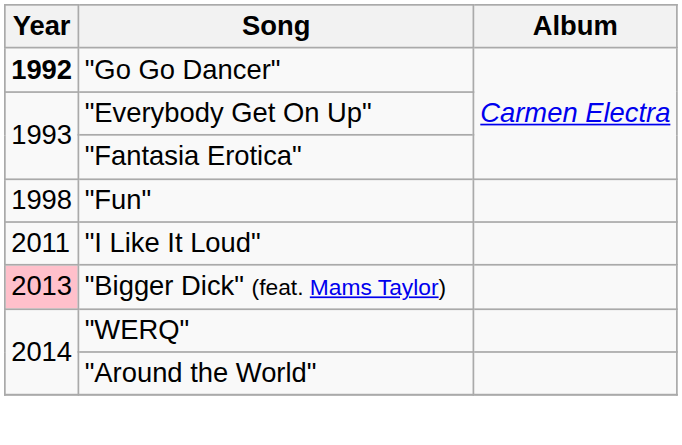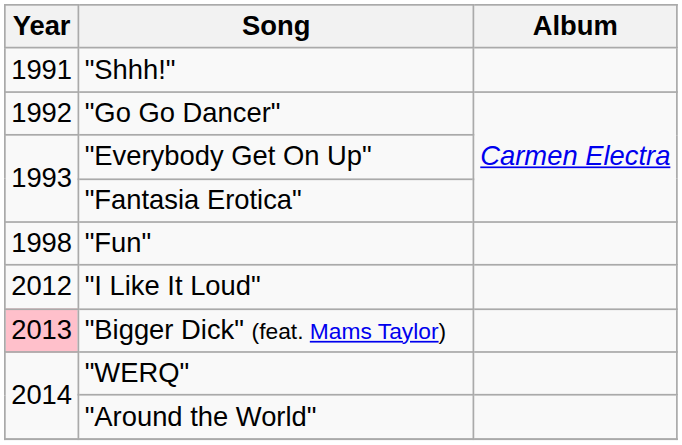+ row: (130, 69)
(42, 69) bold -> (42, 112) normal
(41, 243) 2011 -> (42, 286) 2012
